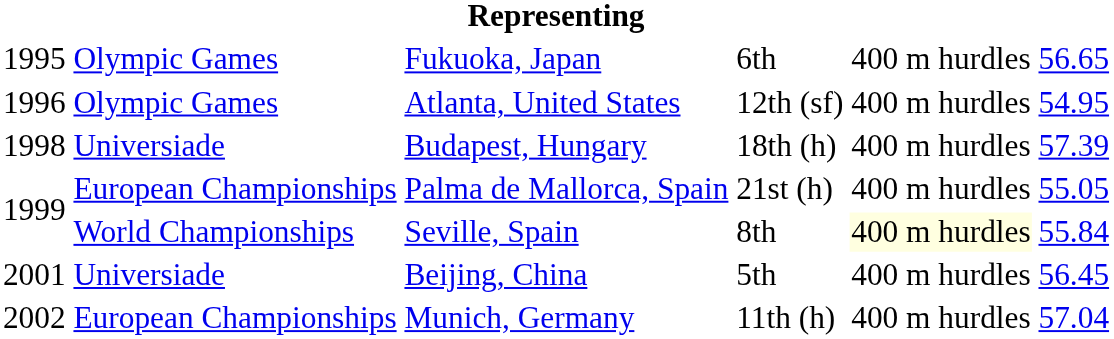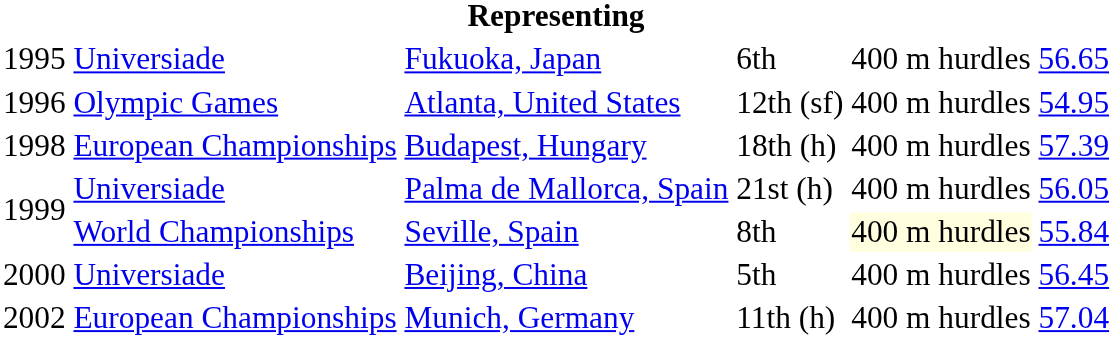(176, 59) Olympic Games -> (149, 59) Universiade
(149, 145) Universiade -> (235, 145) European Championships
(235, 188) European Championships -> (149, 188) Universiade
(1074, 188) 55.05 -> (1074, 188) 56.05
(34, 274) 2001 -> (34, 274) 2000
